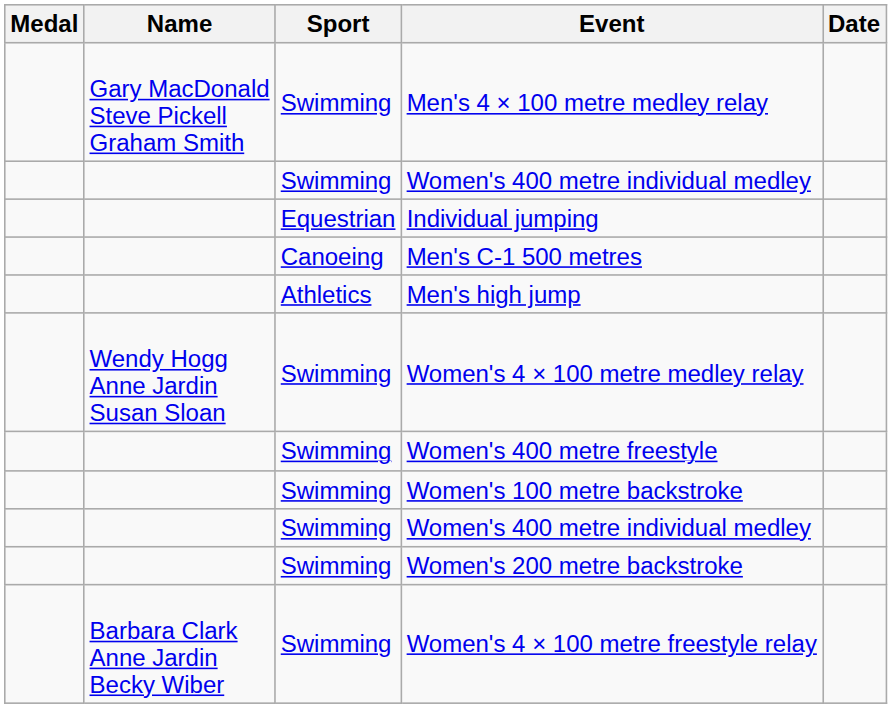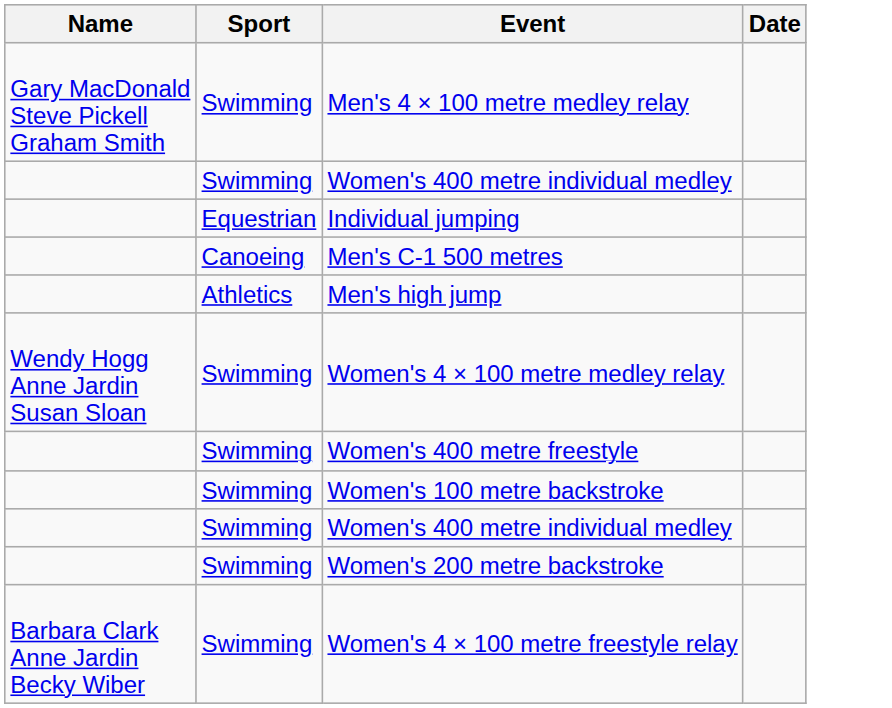- column: (44, 24)
